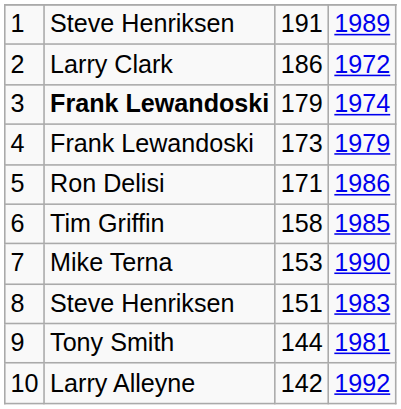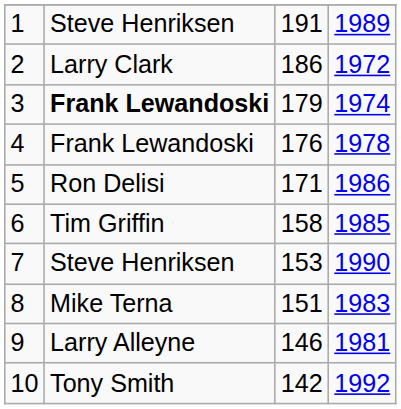(302, 143) 173 -> (302, 143) 176
(362, 143) 1979 -> (362, 143) 1978
(111, 263) Mike Terna -> (142, 263) Steve Henriksen
(142, 303) Steve Henriksen -> (111, 303) Mike Terna
(112, 343) Tony Smith -> (123, 343) Larry Alleyne
(302, 343) 144 -> (302, 343) 146
(123, 382) Larry Alleyne -> (112, 382) Tony Smith
